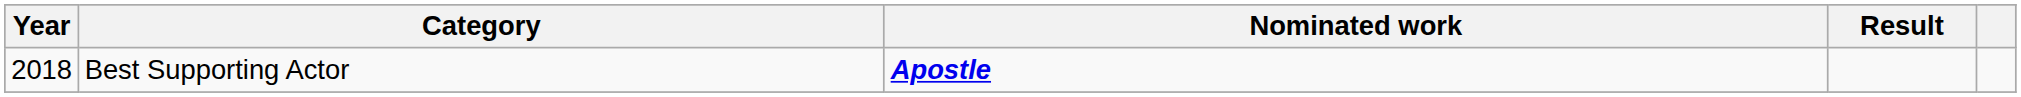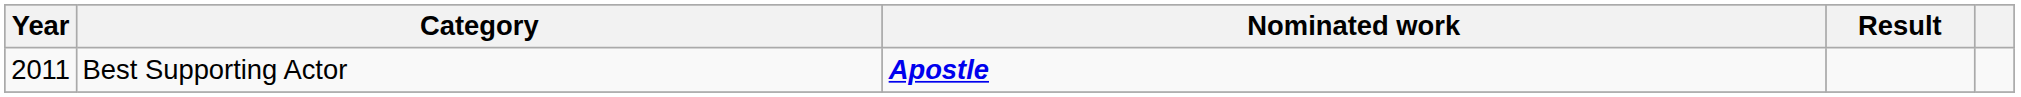(42, 69) 2018 -> (41, 69) 2011
